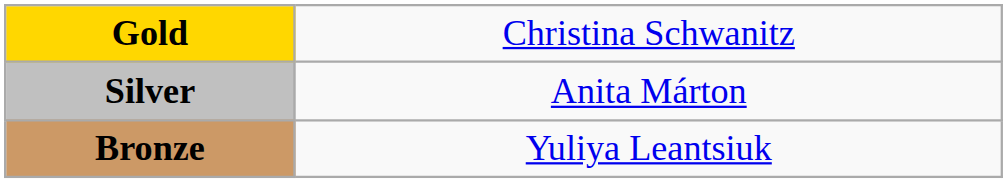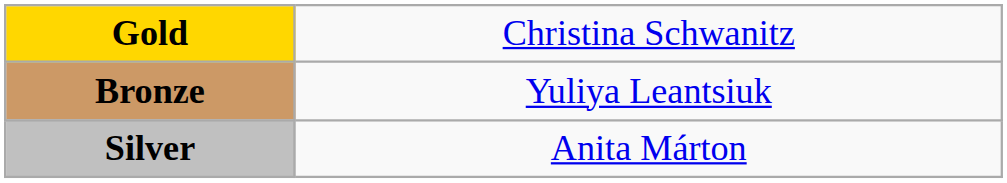rows swapped: (150, 90) <-> (150, 147)
